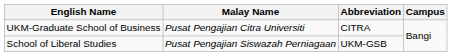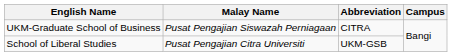(235, 28) Pusat Pengajian Citra Universiti -> (250, 28) Pusat Pengajian Siswazah Perniagaan
(250, 43) Pusat Pengajian Siswazah Perniagaan -> (235, 43) Pusat Pengajian Citra Universiti
